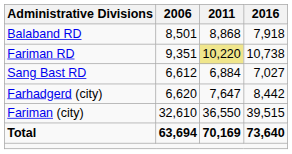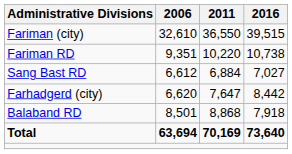rows swapped: (44, 34) <-> (45, 113)
(222, 53) khaki background -> (222, 53) no background
